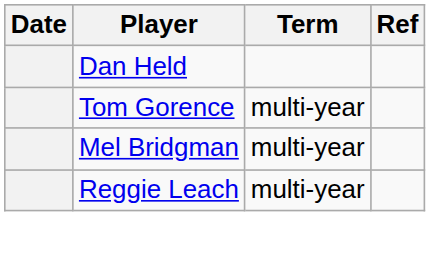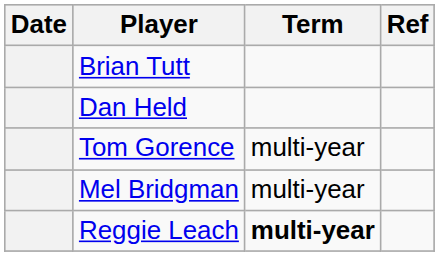+ row: (134, 66)
(308, 189) normal -> (313, 230) bold
